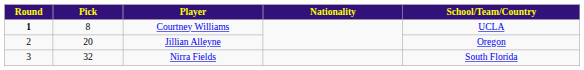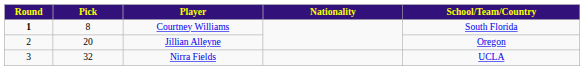(491, 27) UCLA -> (491, 27) South Florida
(491, 57) South Florida -> (491, 57) UCLA
